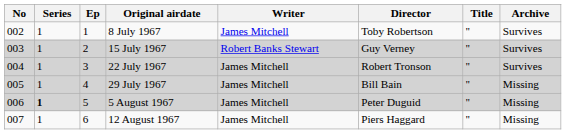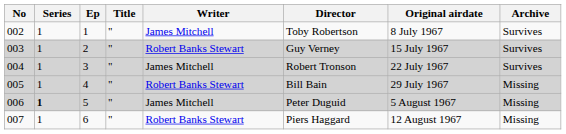columns swapped: (482, 13) <-> (162, 13)
(255, 84) James Mitchell -> (195, 84) Robert Banks Stewart
(255, 119) James Mitchell -> (195, 119) Robert Banks Stewart
